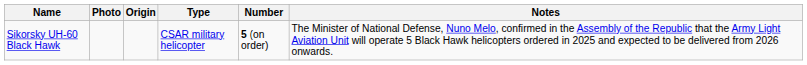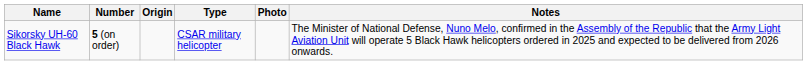columns swapped: (106, 12) <-> (264, 12)
